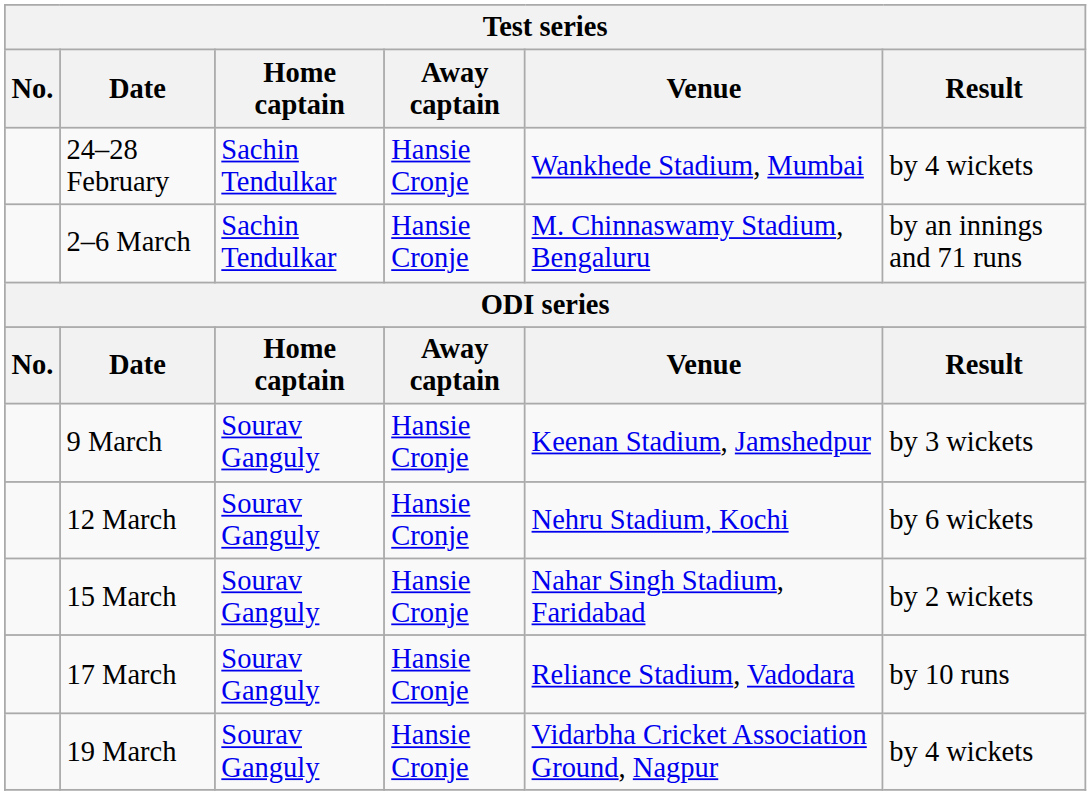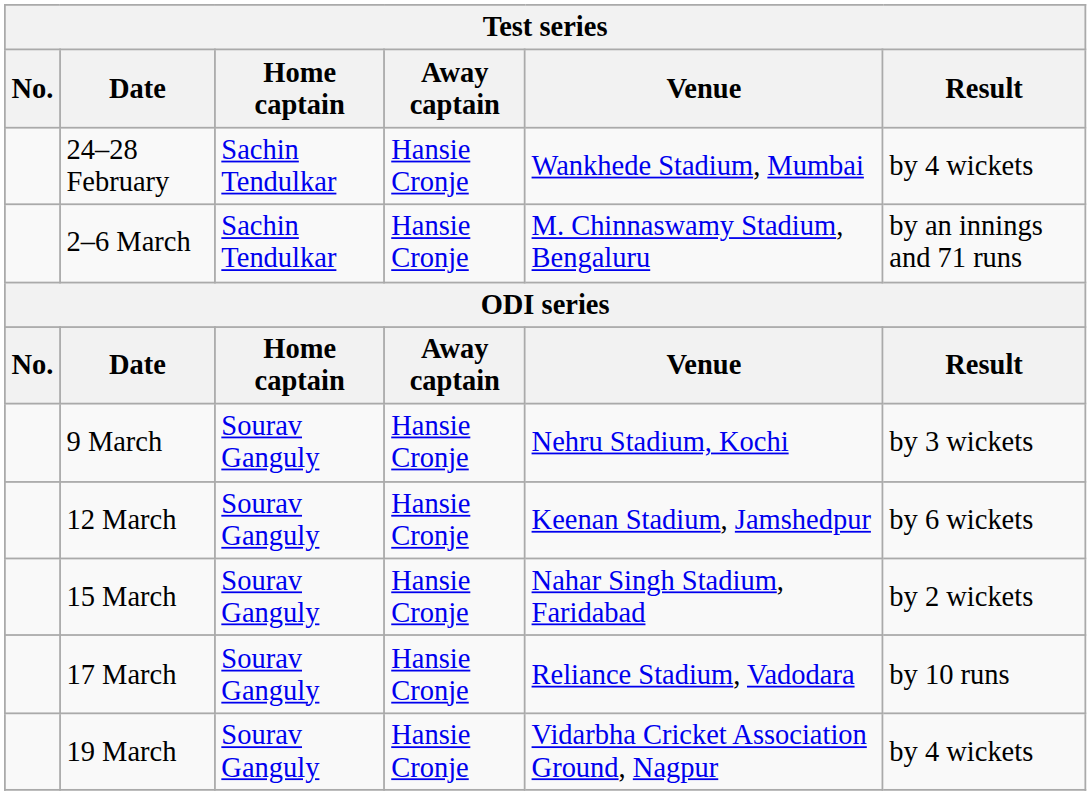(701, 442) Keenan Stadium, Jamshedpur -> (660, 442) Nehru Stadium, Kochi
(660, 519) Nehru Stadium, Kochi -> (701, 519) Keenan Stadium, Jamshedpur
